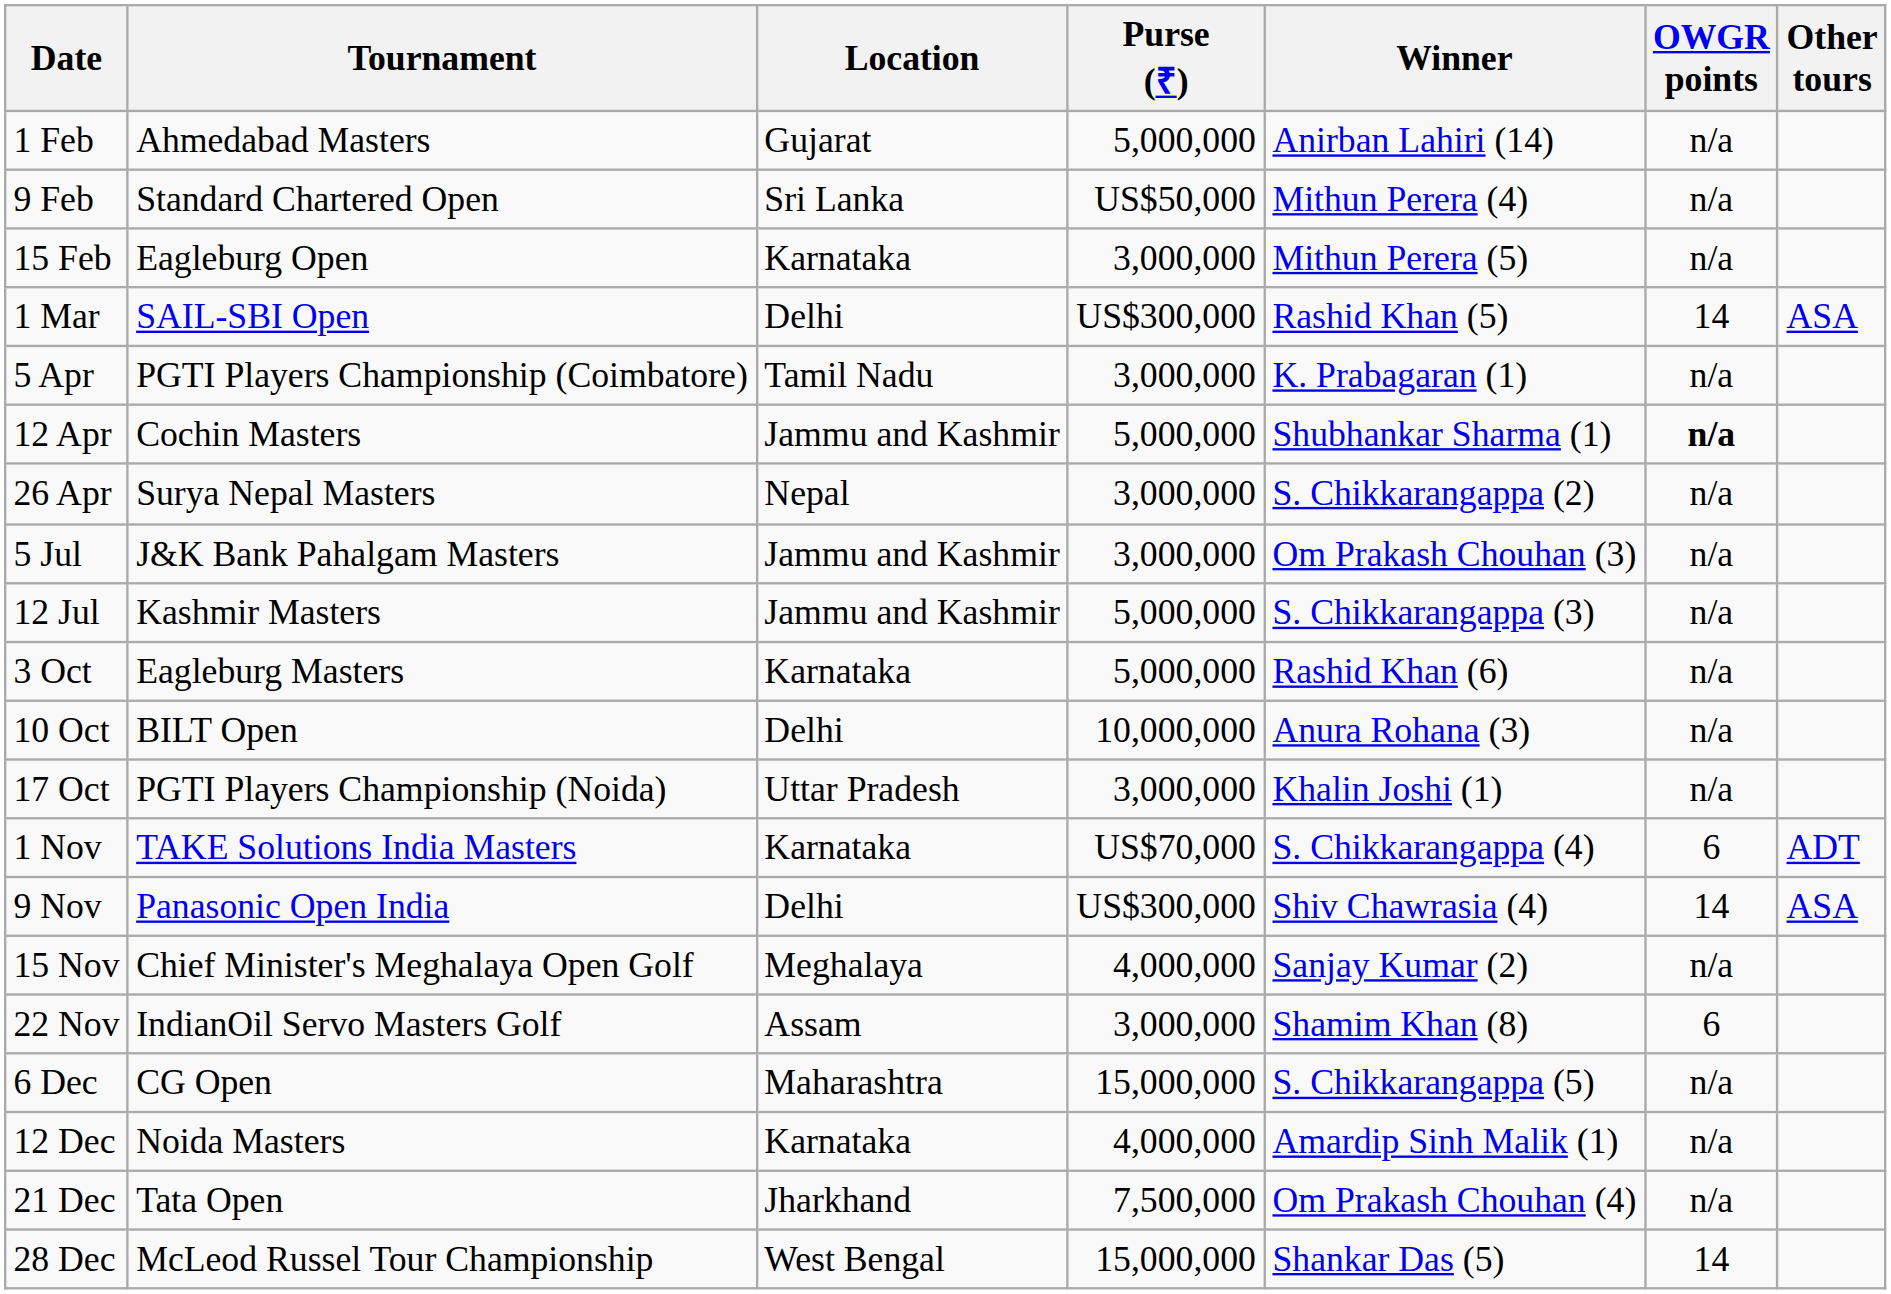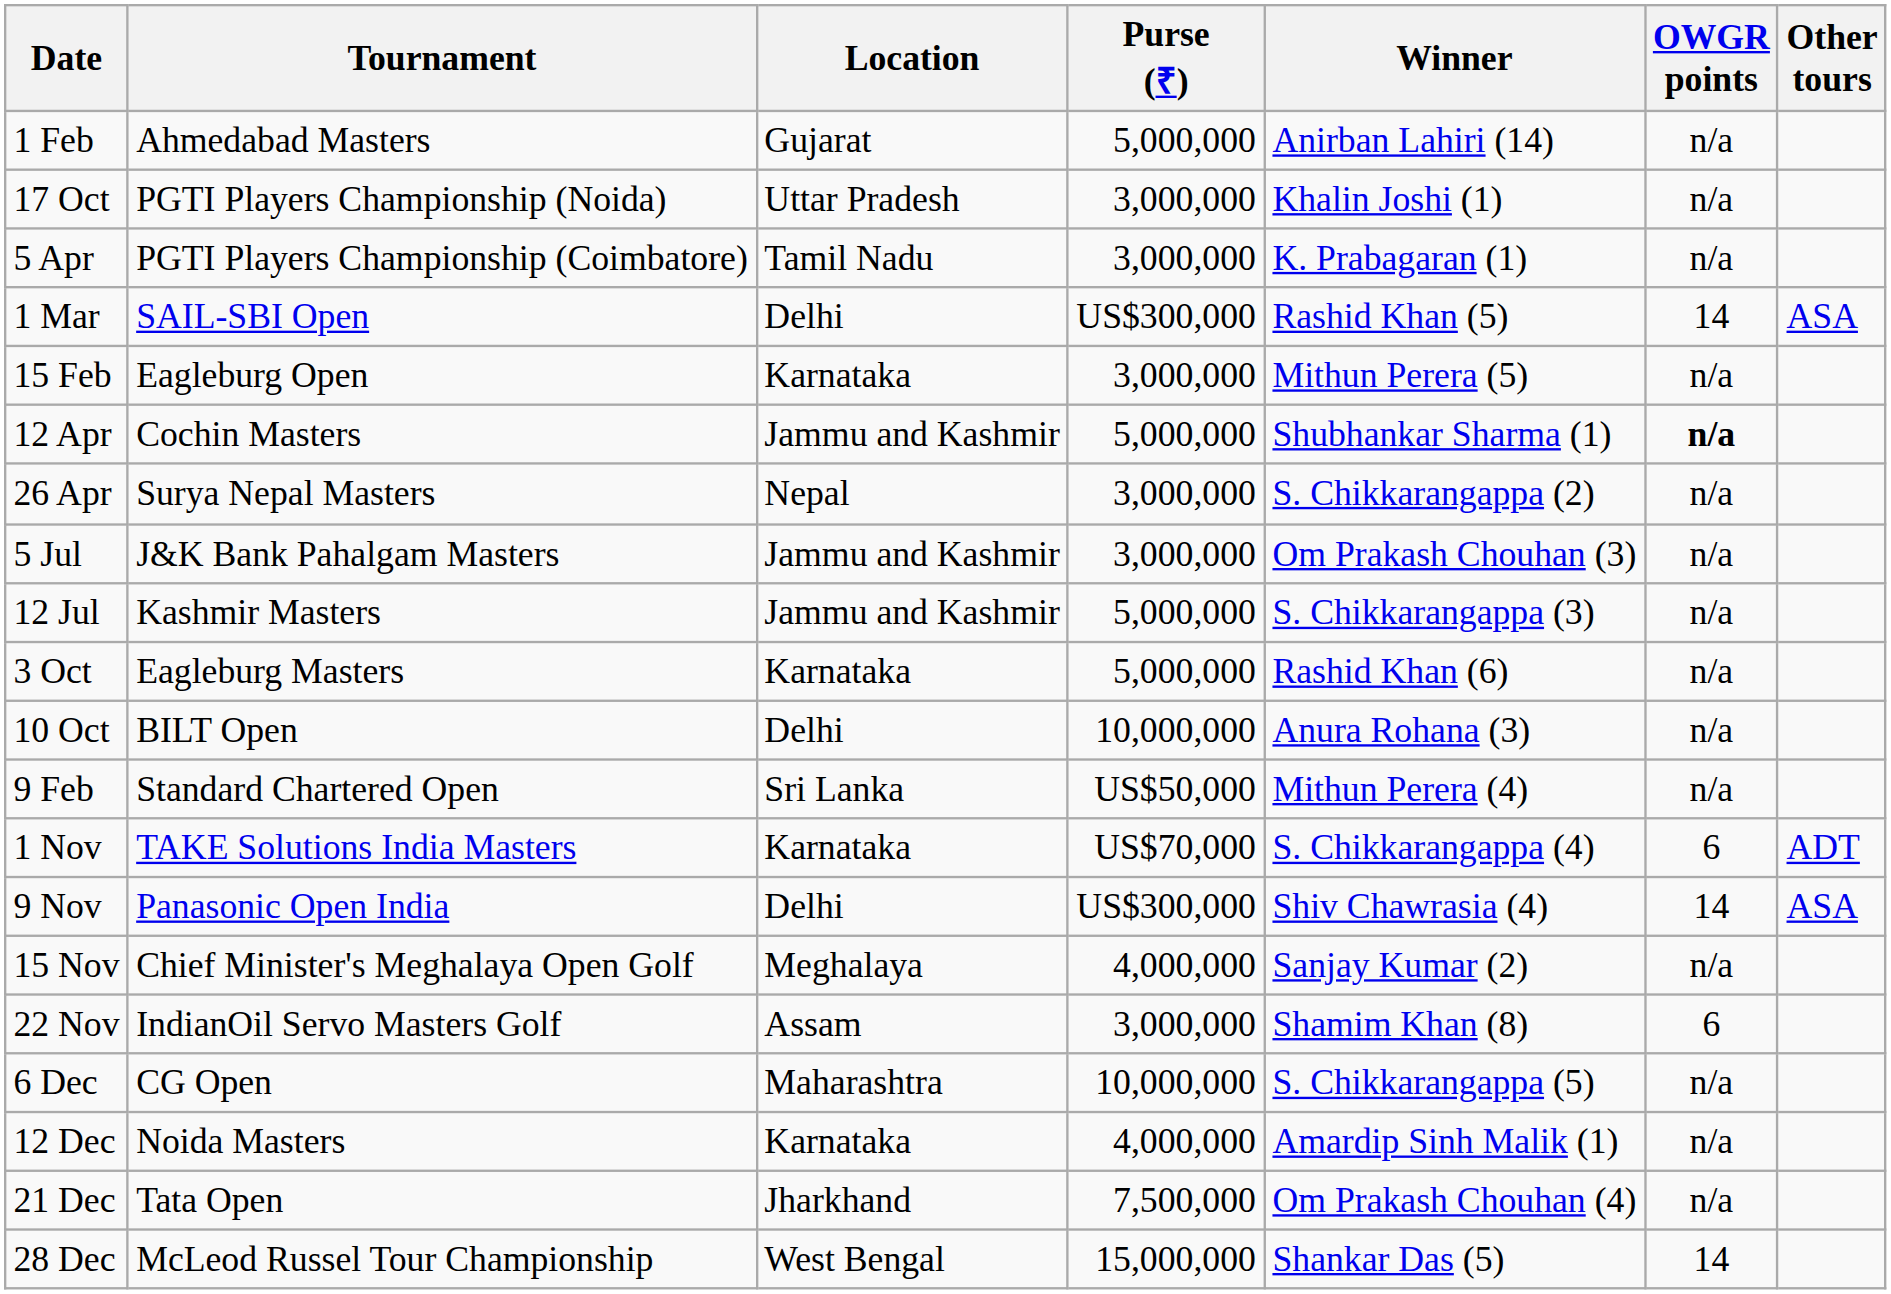rows swapped: (54, 198) <-> (62, 787)
rows swapped: (63, 257) <-> (54, 375)
(1176, 1082) 15,000,000 -> (1176, 1082) 10,000,000
